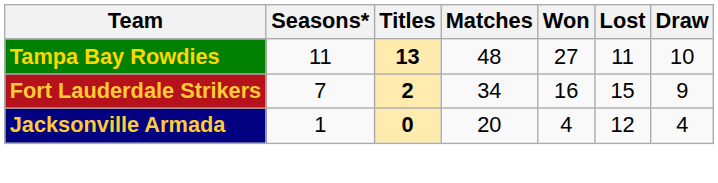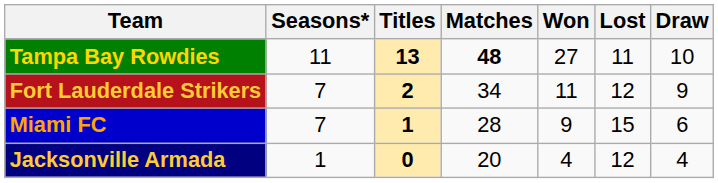(489, 56) normal -> (489, 56) bold
(566, 90) 16 -> (566, 90) 11
(623, 90) 15 -> (623, 90) 12
+ row: (58, 125)
